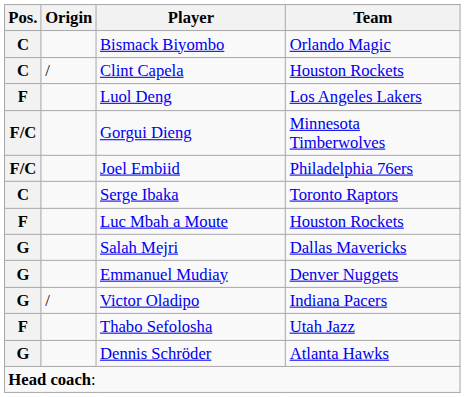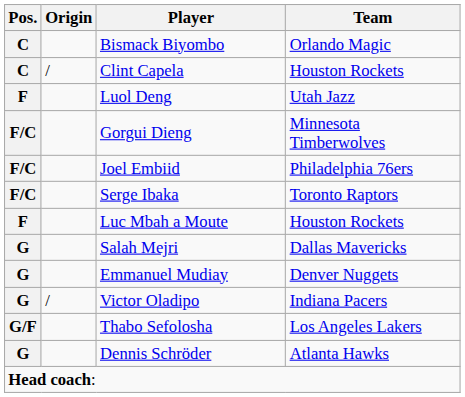(356, 96) Los Angeles Lakers -> (322, 96) Utah Jazz
(23, 194) C -> (23, 194) F/C
(23, 326) F -> (23, 326) G/F
(322, 326) Utah Jazz -> (356, 326) Los Angeles Lakers
